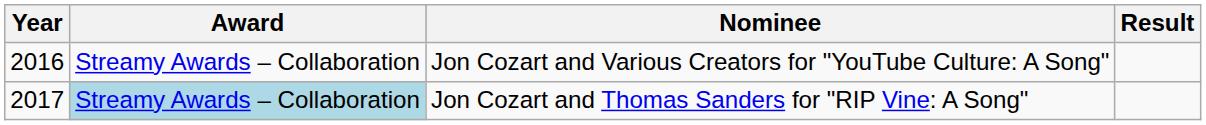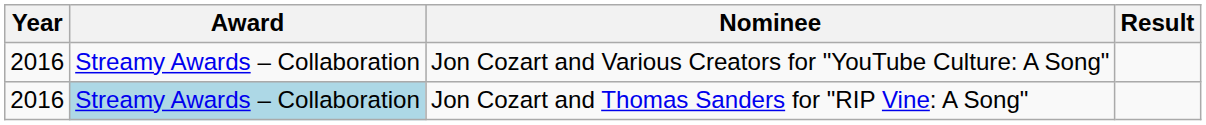(37, 100) 2017 -> (37, 100) 2016
